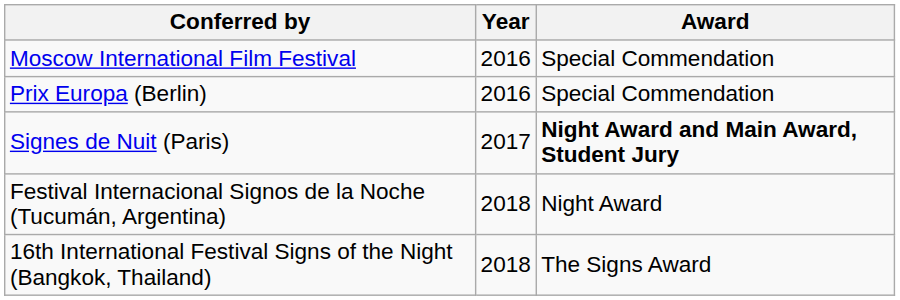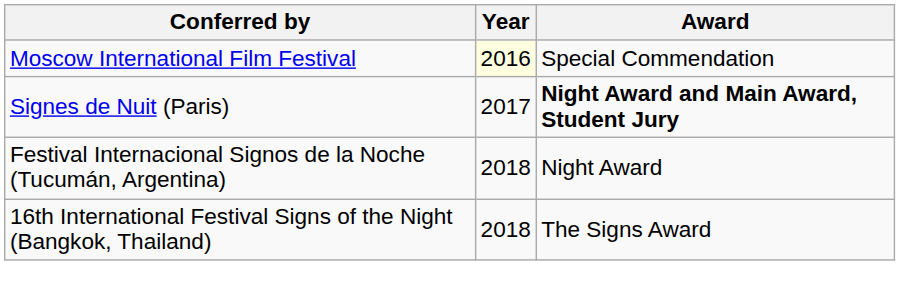(506, 58) no background -> (506, 58) lightyellow background
- row: (108, 93)
